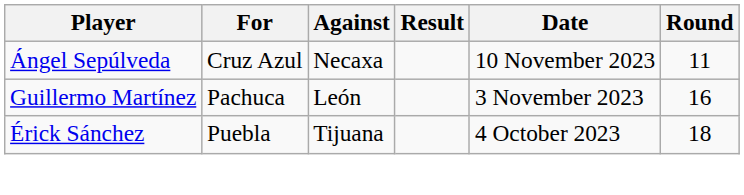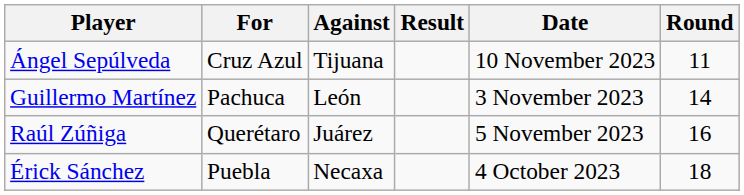(348, 60) Necaxa -> (348, 60) Tijuana
(700, 97) 16 -> (700, 97) 14
+ row: (68, 134)
(348, 134) Tijuana -> (348, 171) Necaxa
